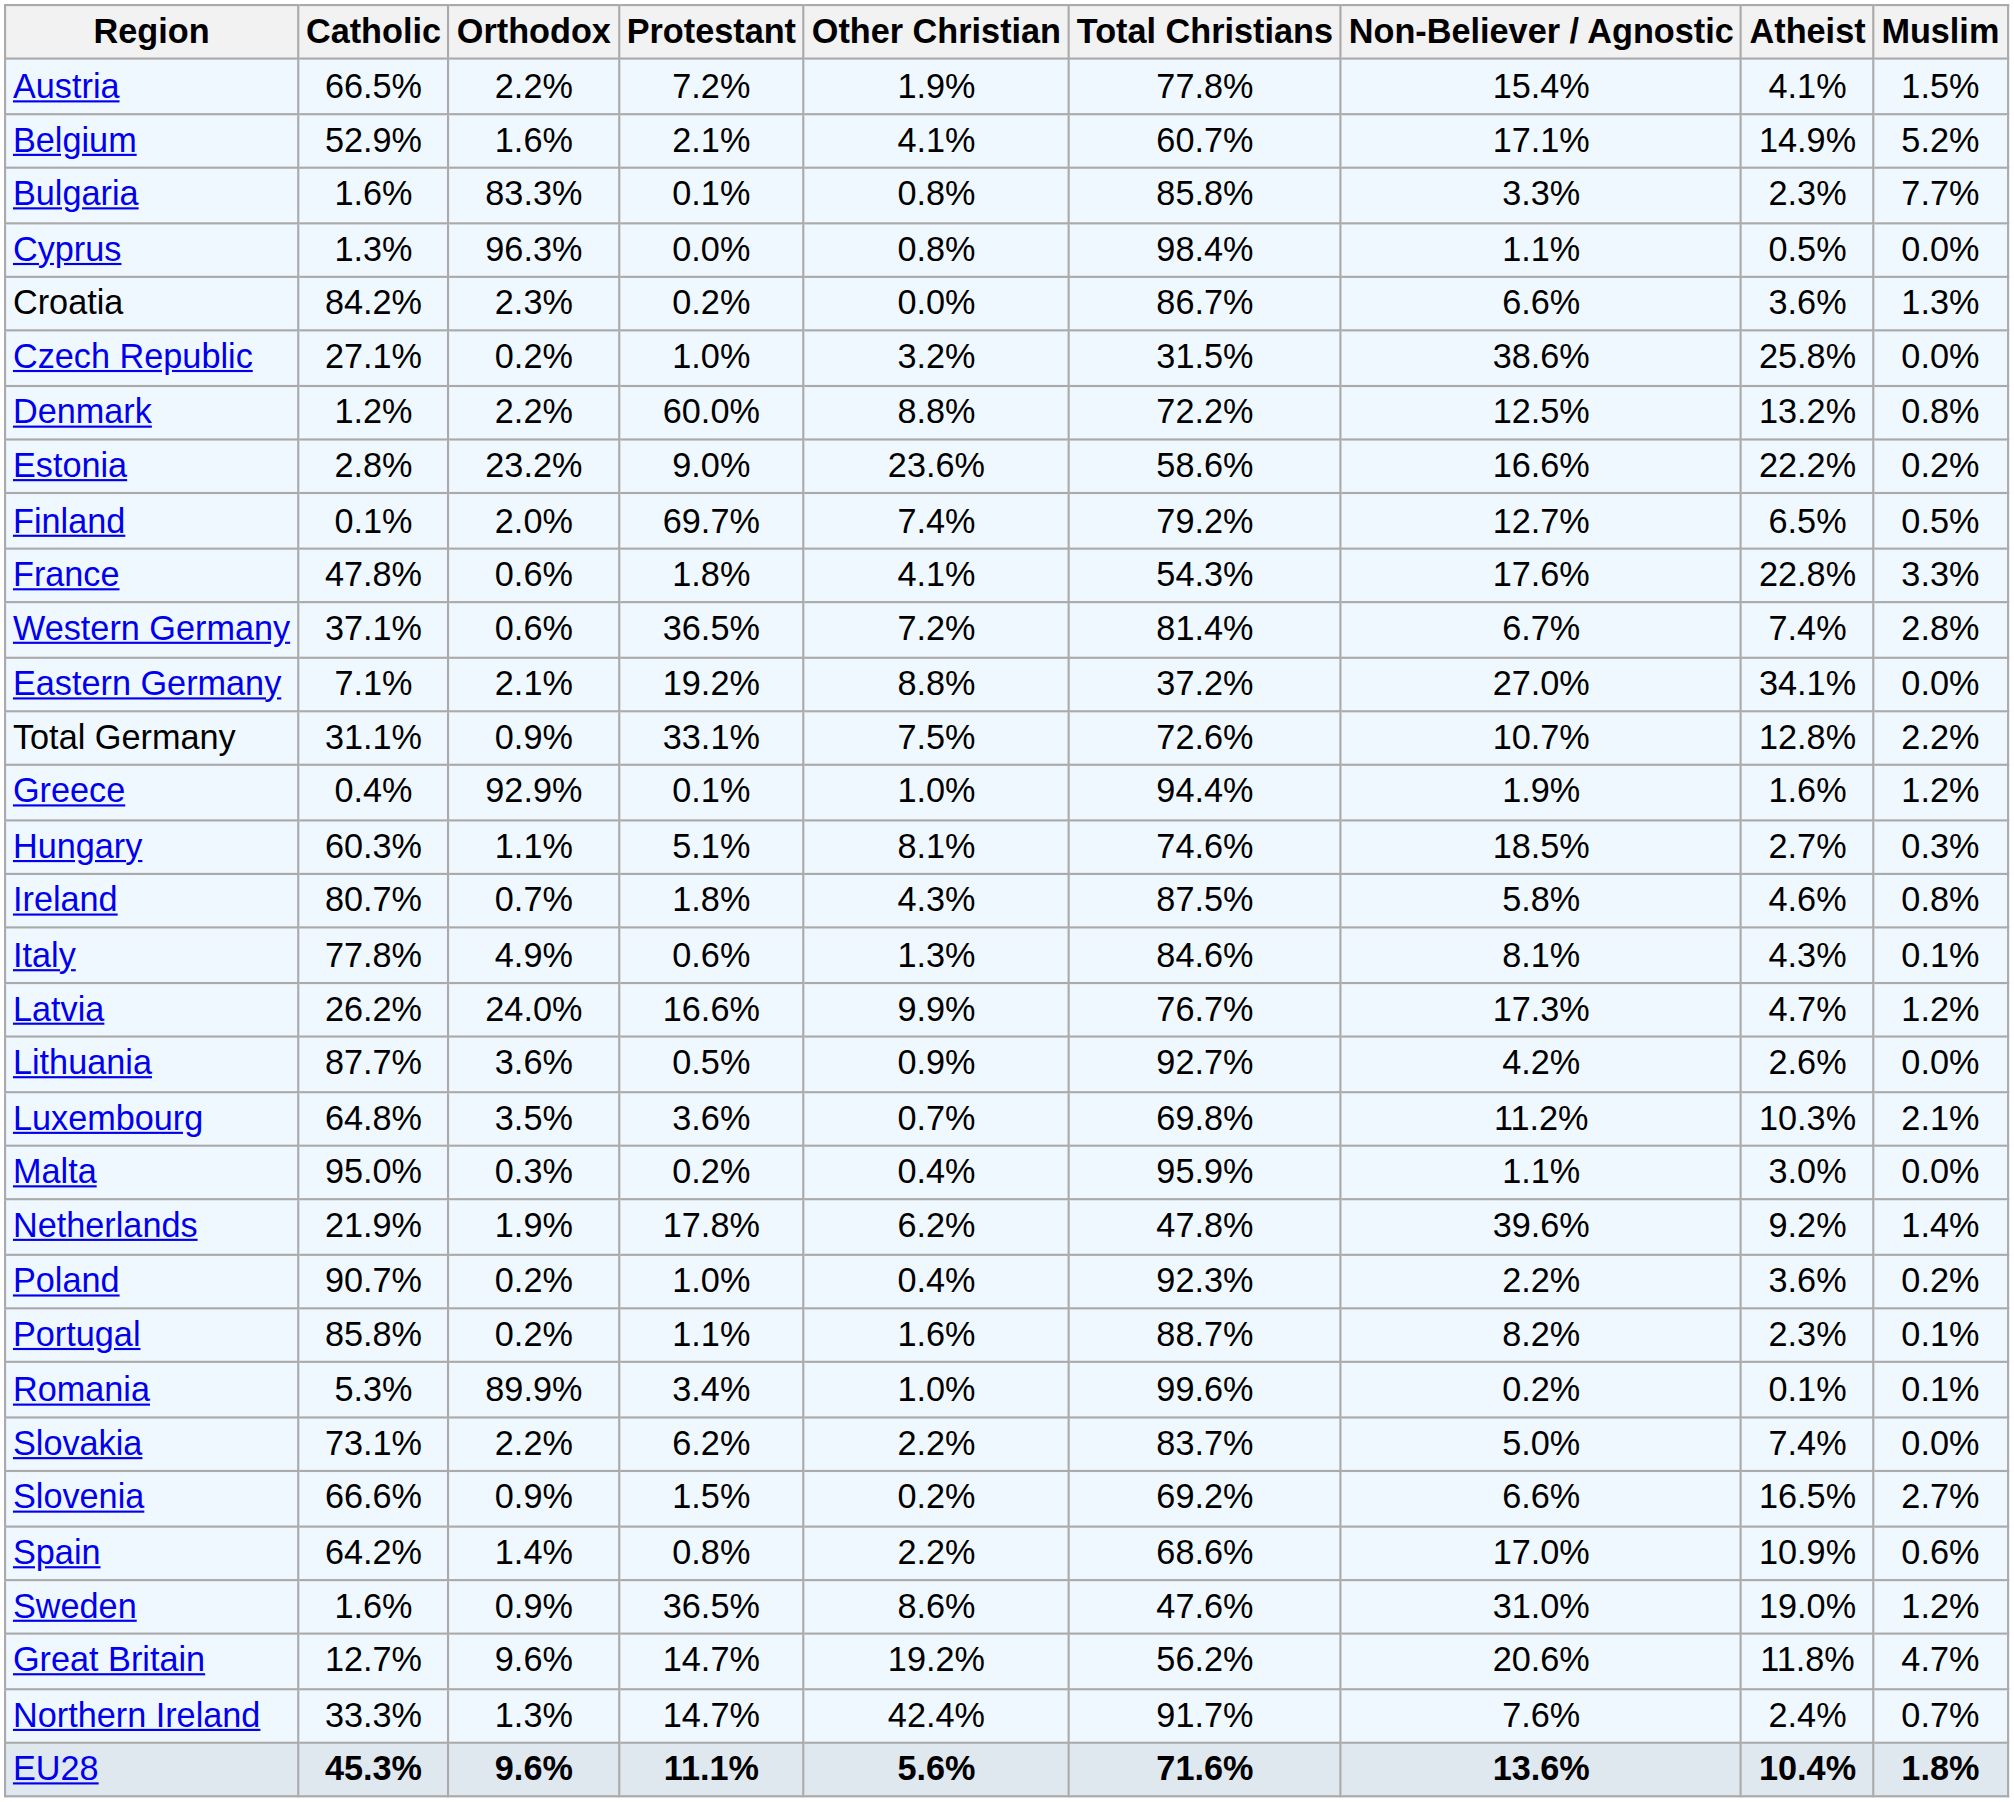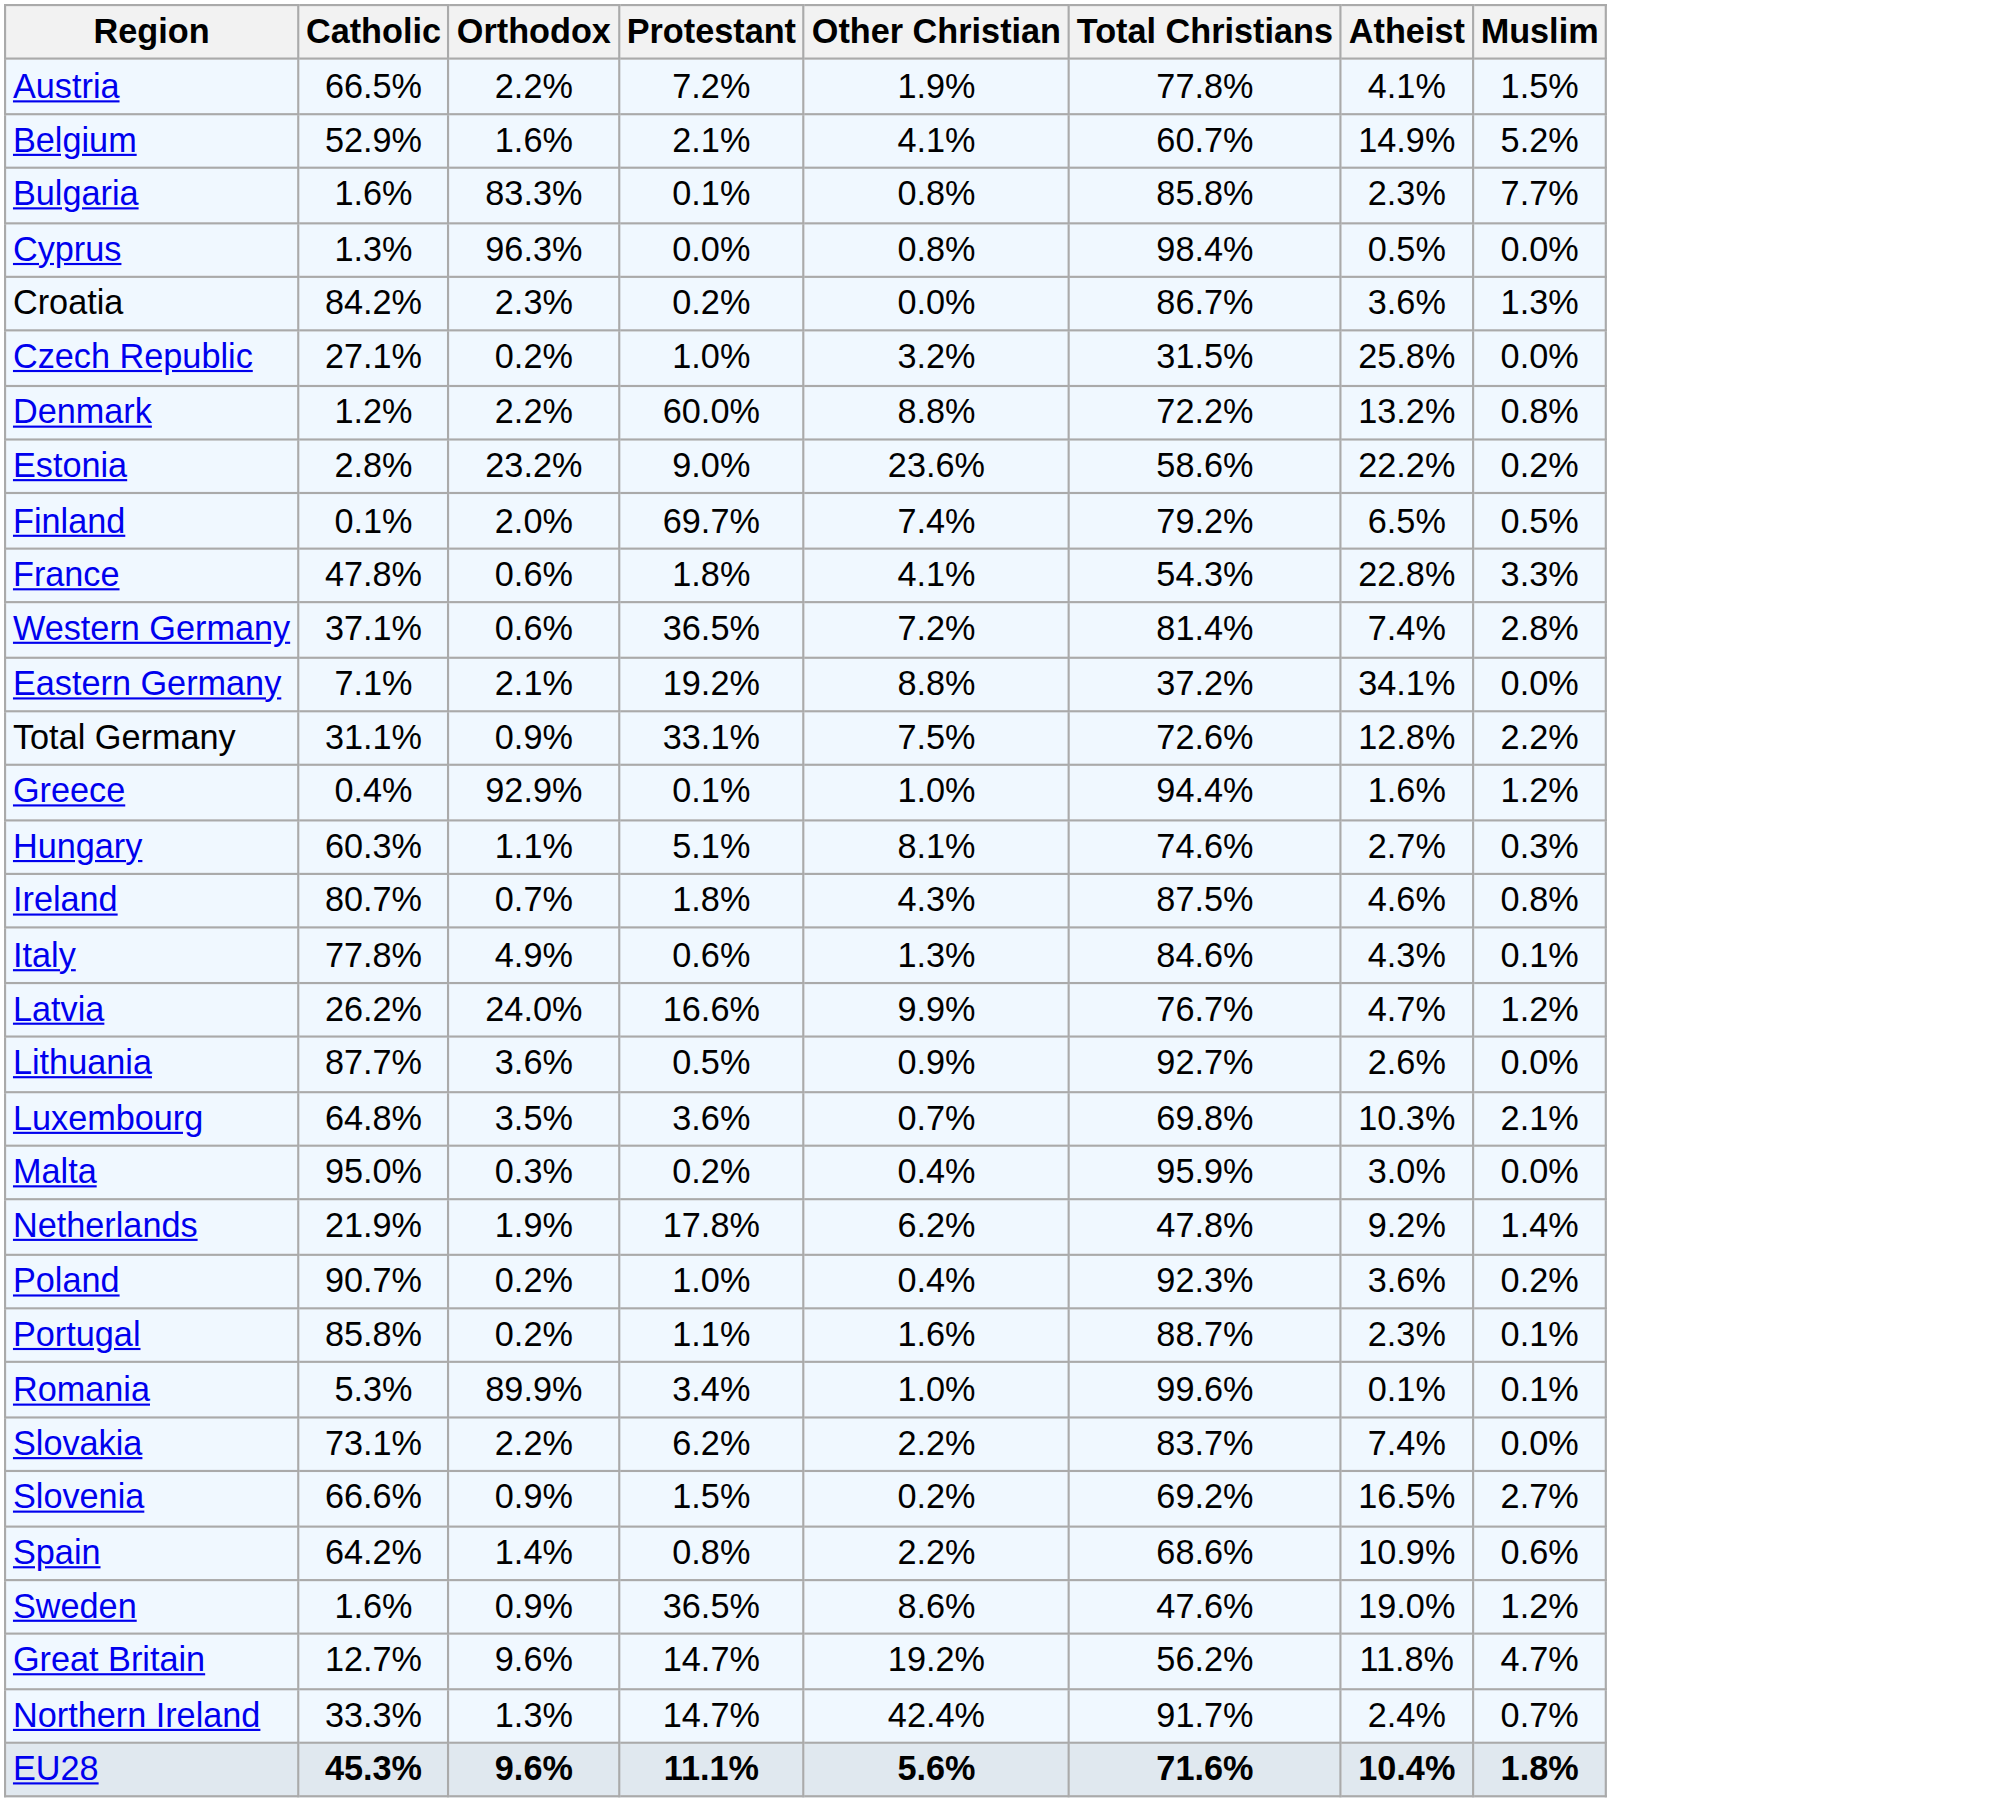- column: (1541, 31)
